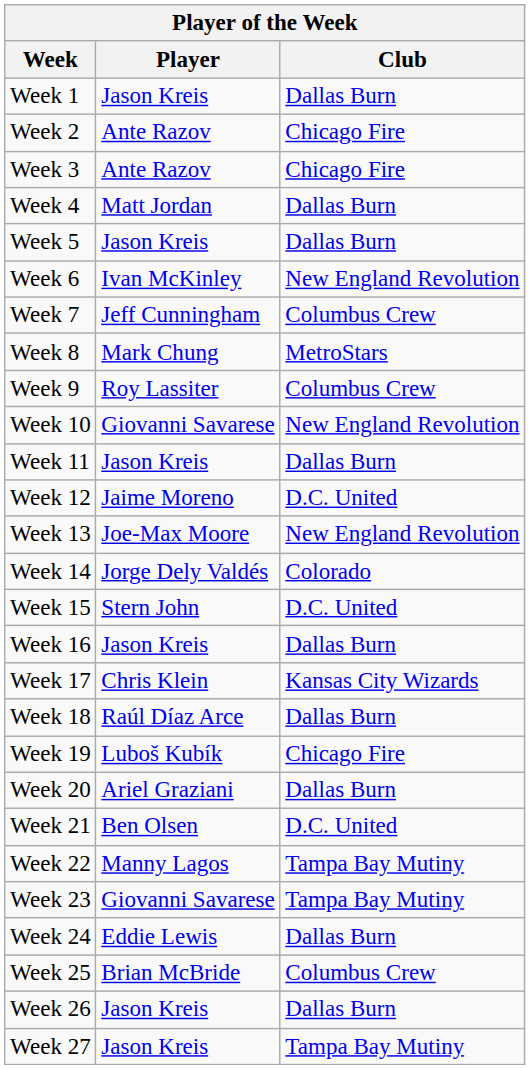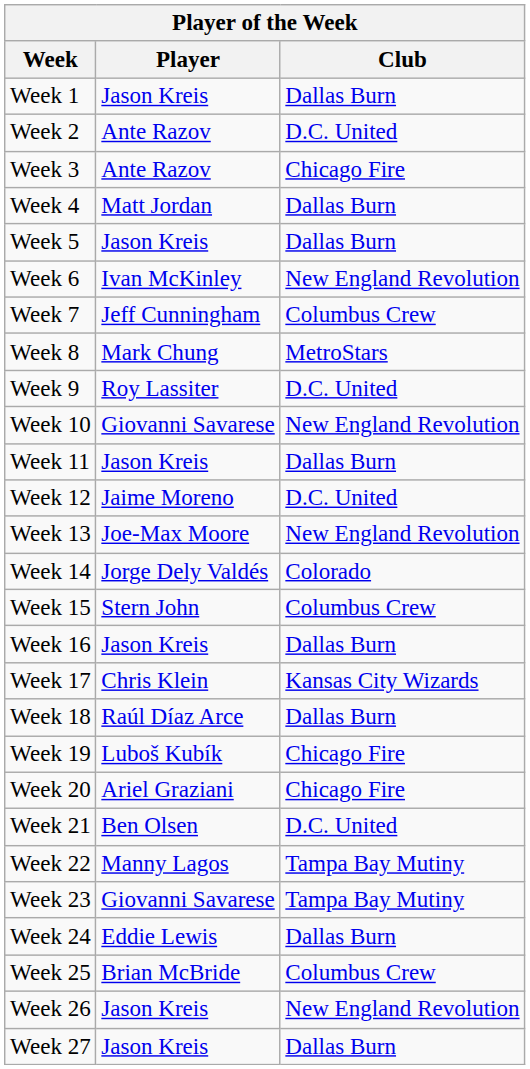(345, 132) Chicago Fire -> (341, 132) D.C. United
(361, 388) Columbus Crew -> (341, 388) D.C. United
(341, 607) D.C. United -> (361, 607) Columbus Crew
(341, 790) Dallas Burn -> (345, 790) Chicago Fire
(341, 1009) Dallas Burn -> (402, 1009) New England Revolution
(375, 1045) Tampa Bay Mutiny -> (341, 1045) Dallas Burn
